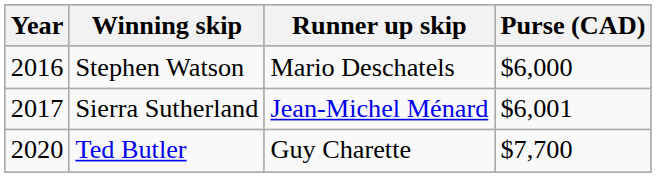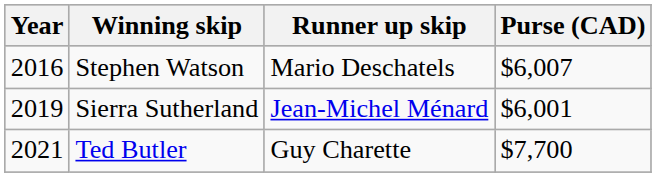(536, 66) $6,000 -> (536, 66) $6,007
(37, 108) 2017 -> (37, 108) 2019
(37, 150) 2020 -> (37, 150) 2021
